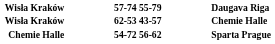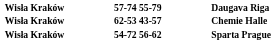(36, 35) Chemie Halle -> (35, 35) Wisła Kraków
